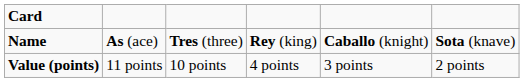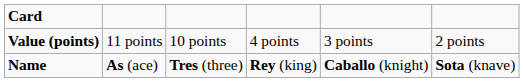rows swapped: (27, 41) <-> (54, 65)
